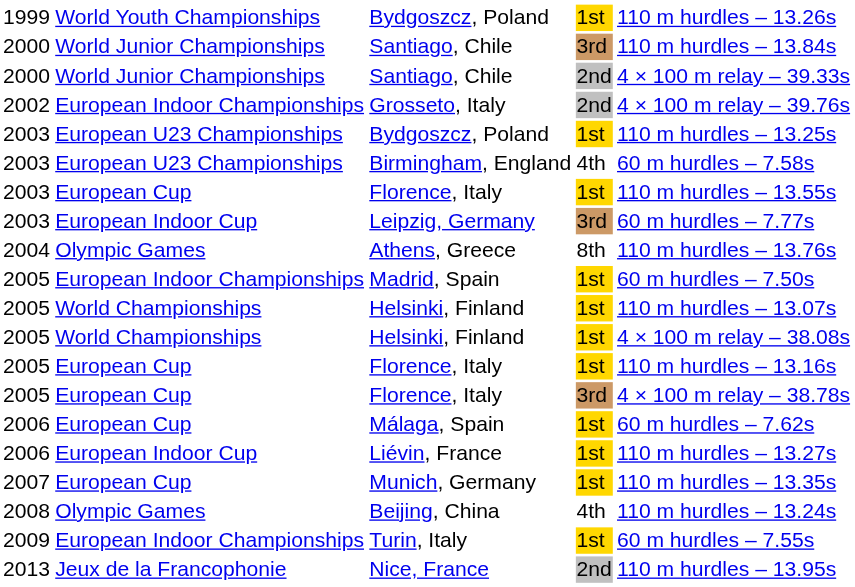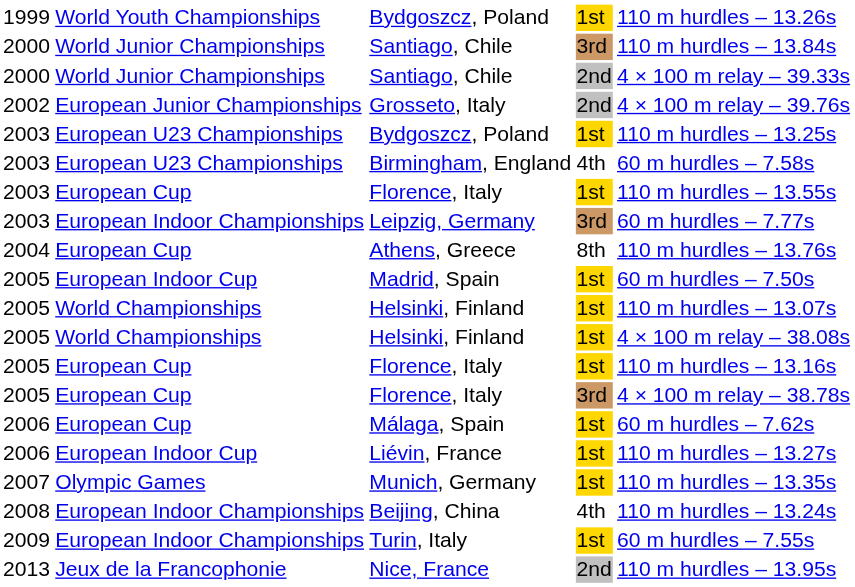(210, 104) European Indoor Championships -> (208, 104) European Junior Championships
(156, 220) European Indoor Cup -> (210, 220) European Indoor Championships
(130, 250) Olympic Games -> (123, 250) European Cup
(210, 279) European Indoor Championships -> (156, 279) European Indoor Cup
(123, 482) European Cup -> (130, 482) Olympic Games
(130, 511) Olympic Games -> (210, 511) European Indoor Championships
